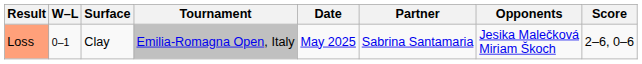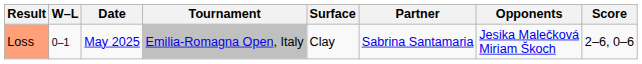columns swapped: (328, 14) <-> (107, 14)
